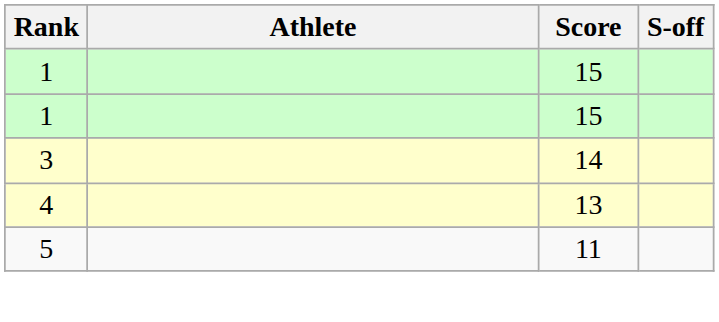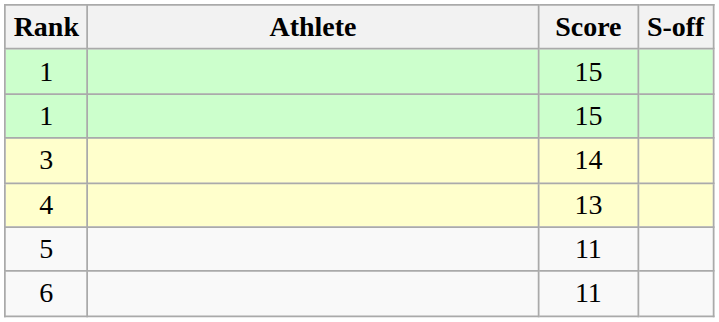+ row: (46, 293)
